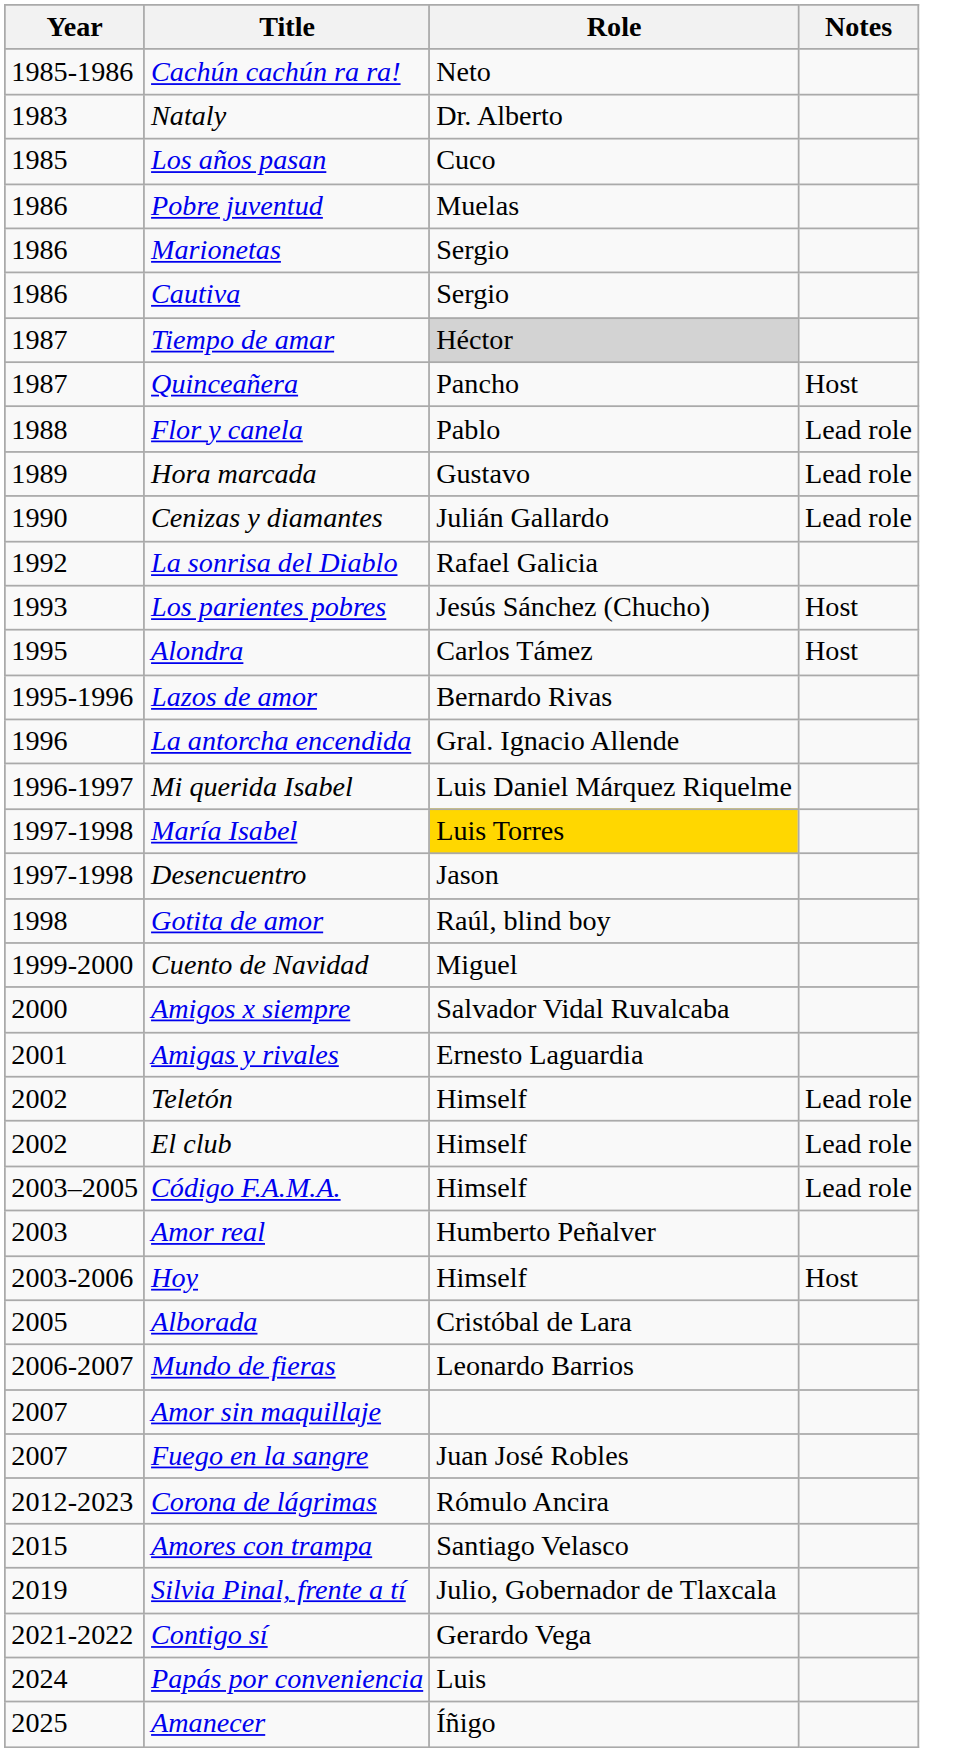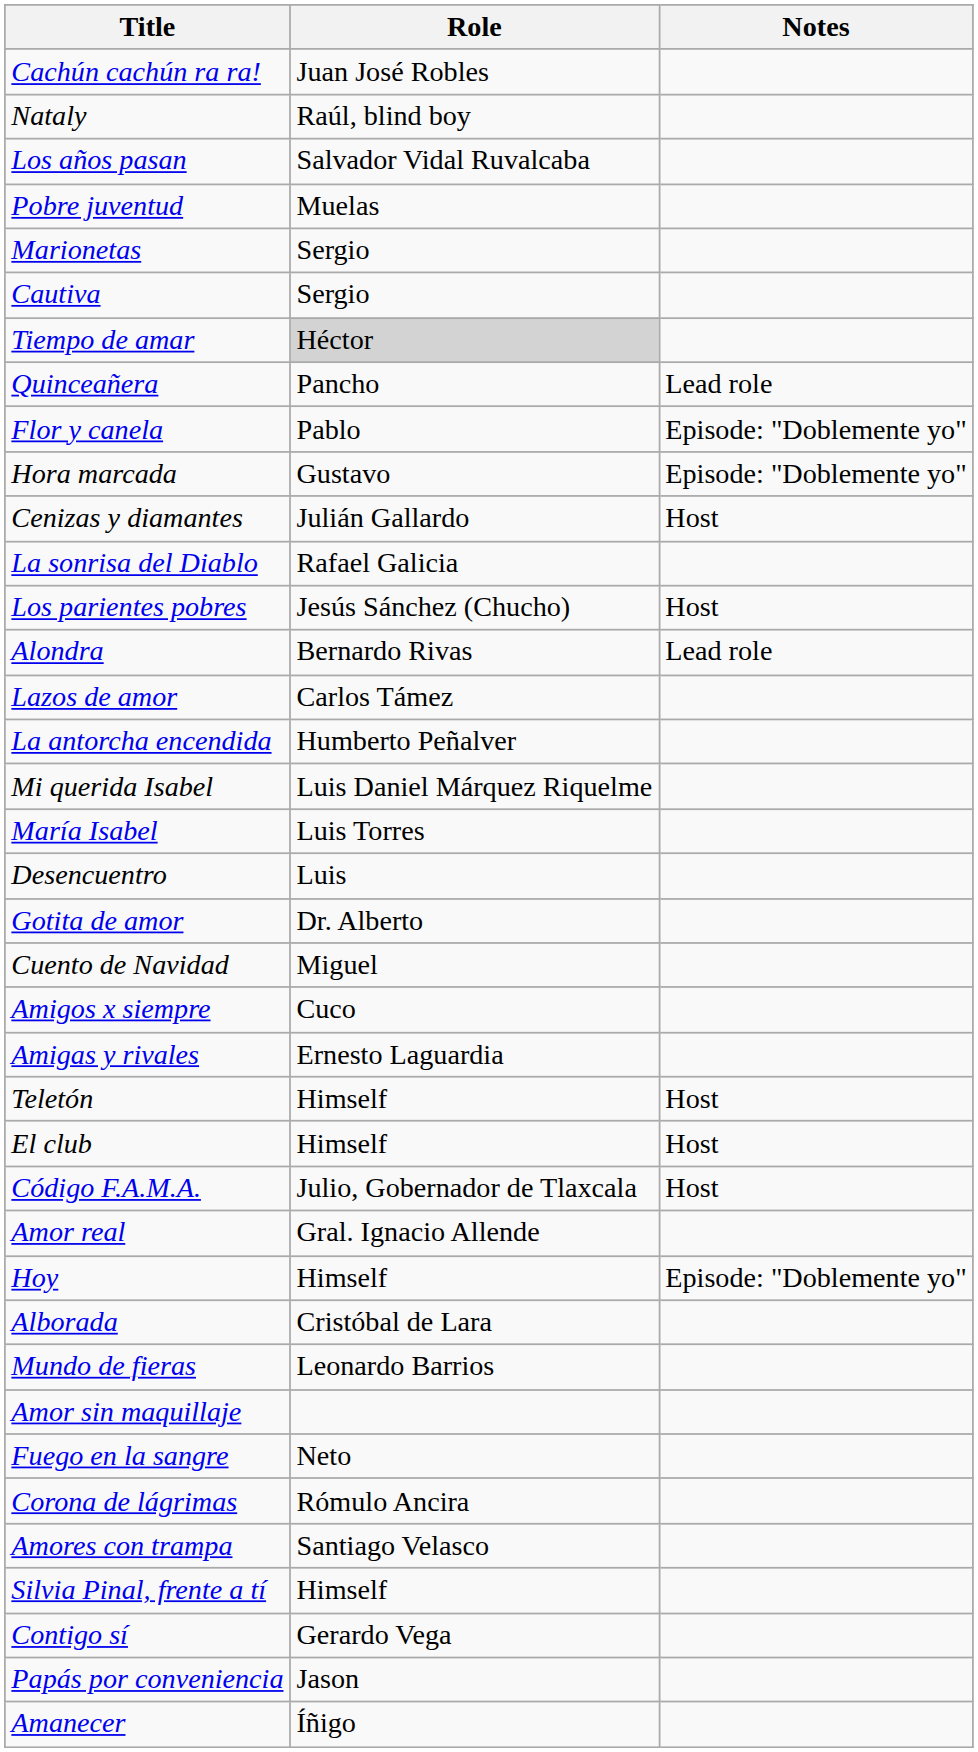- column: (75, 26)
(464, 71) Neto -> (393, 71) Juan José Robles
(500, 116) Dr. Alberto -> (384, 116) Raúl, blind boy
(466, 160) Cuco -> (443, 160) Salvador Vidal Ruvalcaba
(832, 384) Host -> (719, 384) Lead role
(859, 428) Lead role -> (816, 428) Episode: "Doblemente yo"
(859, 473) Lead role -> (816, 473) Episode: "Doblemente yo"
(859, 518) Lead role -> (692, 518) Host
(515, 652) Carlos Támez -> (384, 652) Bernardo Rivas
(832, 652) Host -> (719, 652) Lead role
(524, 696) Bernardo Rivas -> (375, 696) Carlos Támez
(558, 741) Gral. Ignacio Allende -> (406, 741) Humberto Peñalver
(500, 830) gold background -> (361, 830) no background
(467, 875) Jason -> (322, 875) Luis
(523, 920) Raúl, blind boy -> (360, 920) Dr. Alberto
(583, 1009) Salvador Vidal Ruvalcaba -> (326, 1009) Cuco
(859, 1098) Lead role -> (692, 1098) Host
(859, 1143) Lead role -> (692, 1143) Host
(482, 1187) Himself -> (467, 1187) Julio, Gobernador de Tlaxcala
(859, 1187) Lead role -> (692, 1187) Host
(546, 1232) Humberto Peñalver -> (418, 1232) Gral. Ignacio Allende
(832, 1277) Host -> (816, 1277) Episode: "Doblemente yo"
(532, 1455) Juan José Robles -> (324, 1455) Neto
(606, 1589) Julio, Gobernador de Tlaxcala -> (342, 1589) Himself
(461, 1679) Luis -> (328, 1679) Jason
